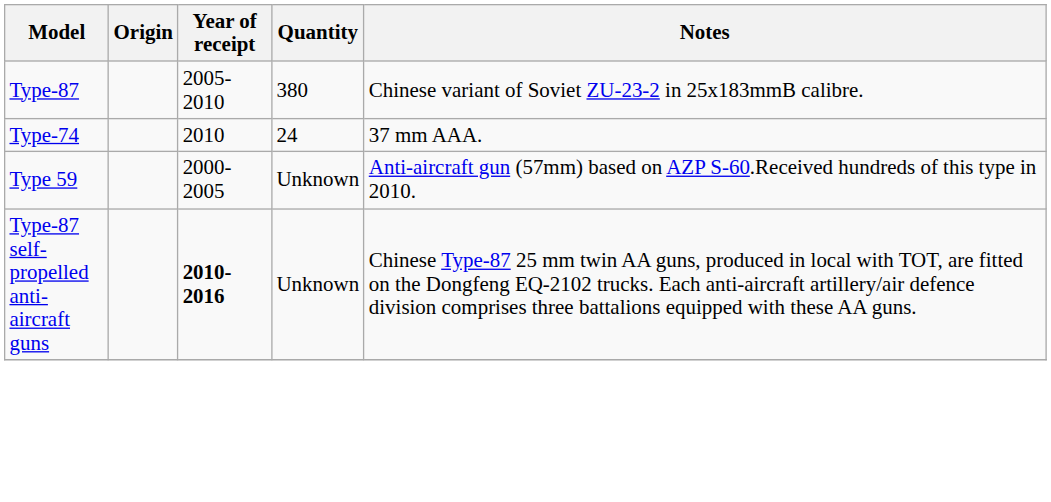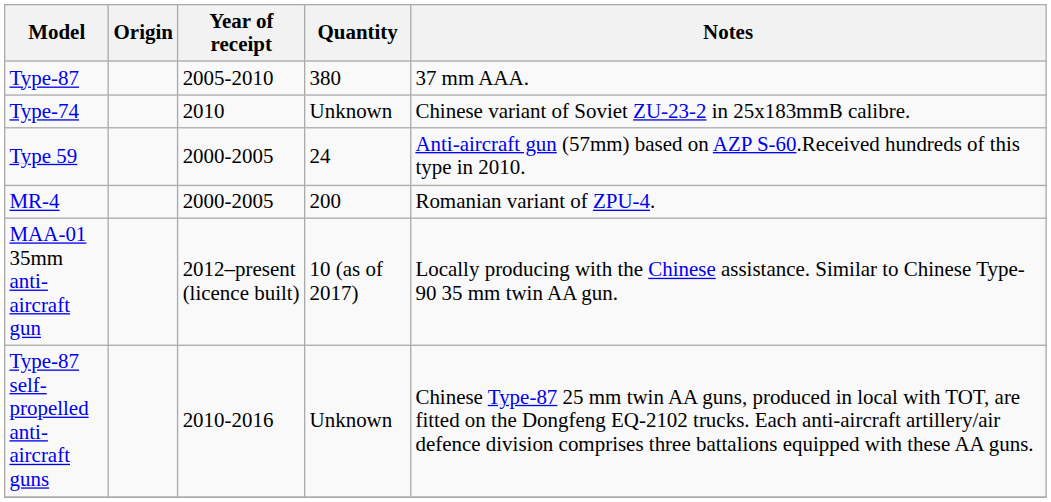(616, 89) Chinese variant of Soviet ZU-23-2 in 25x183mmB calibre. -> (472, 77) 37 mm AAA.
(287, 134) 24 -> (351, 111) Unknown
(426, 134) 37 mm AAA. -> (663, 111) Chinese variant of Soviet ZU-23-2 in 25x183mmB calibre.
(318, 179) Unknown -> (320, 156) 24
+ row: (35, 201)
+ row: (48, 281)
(207, 283) bold -> (228, 420) normal
